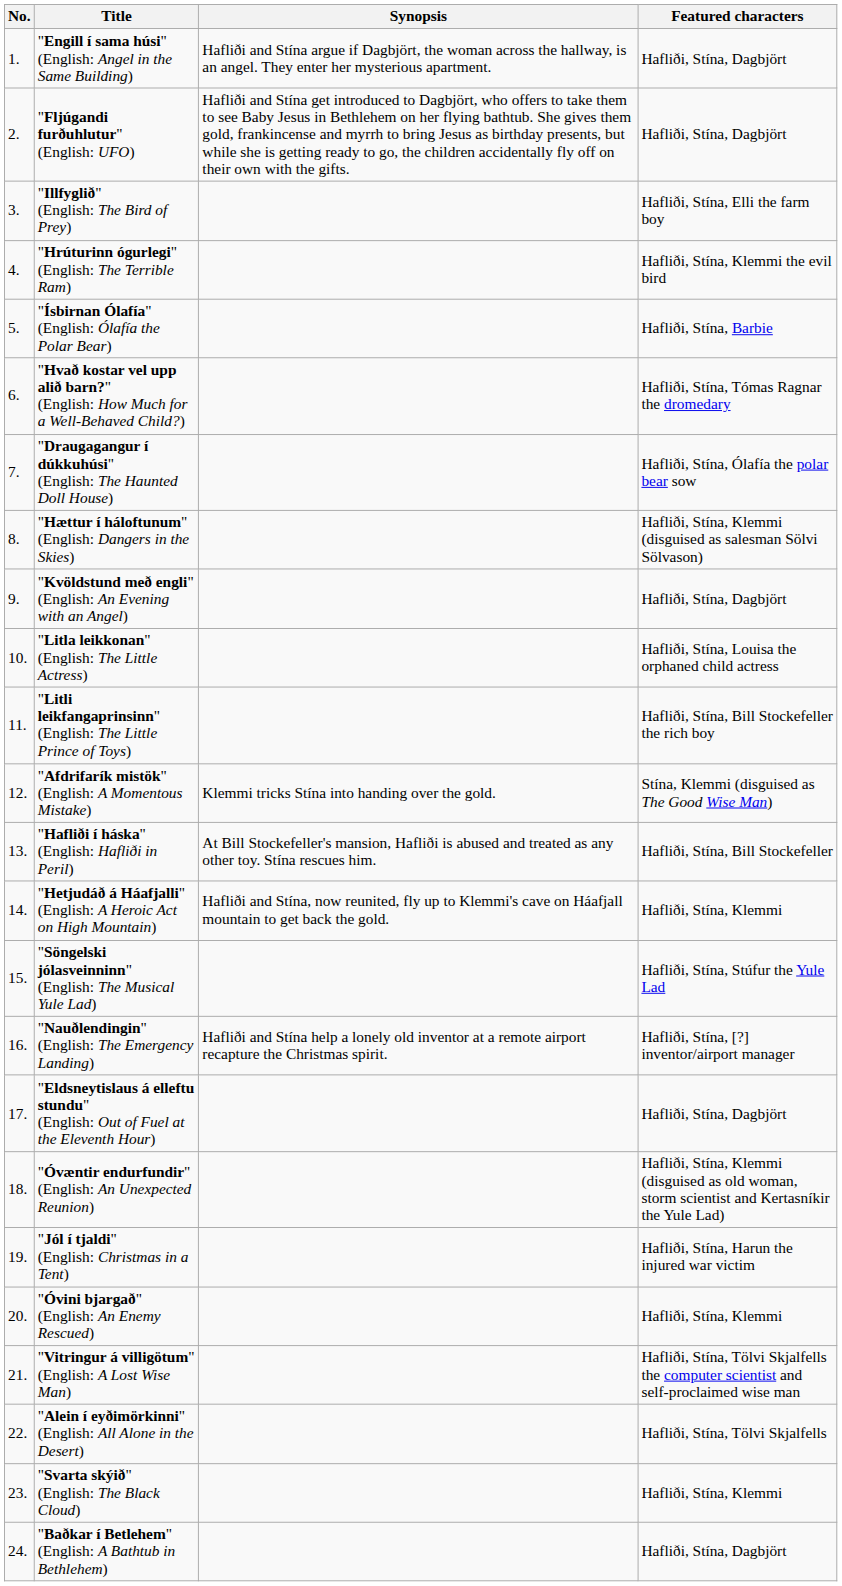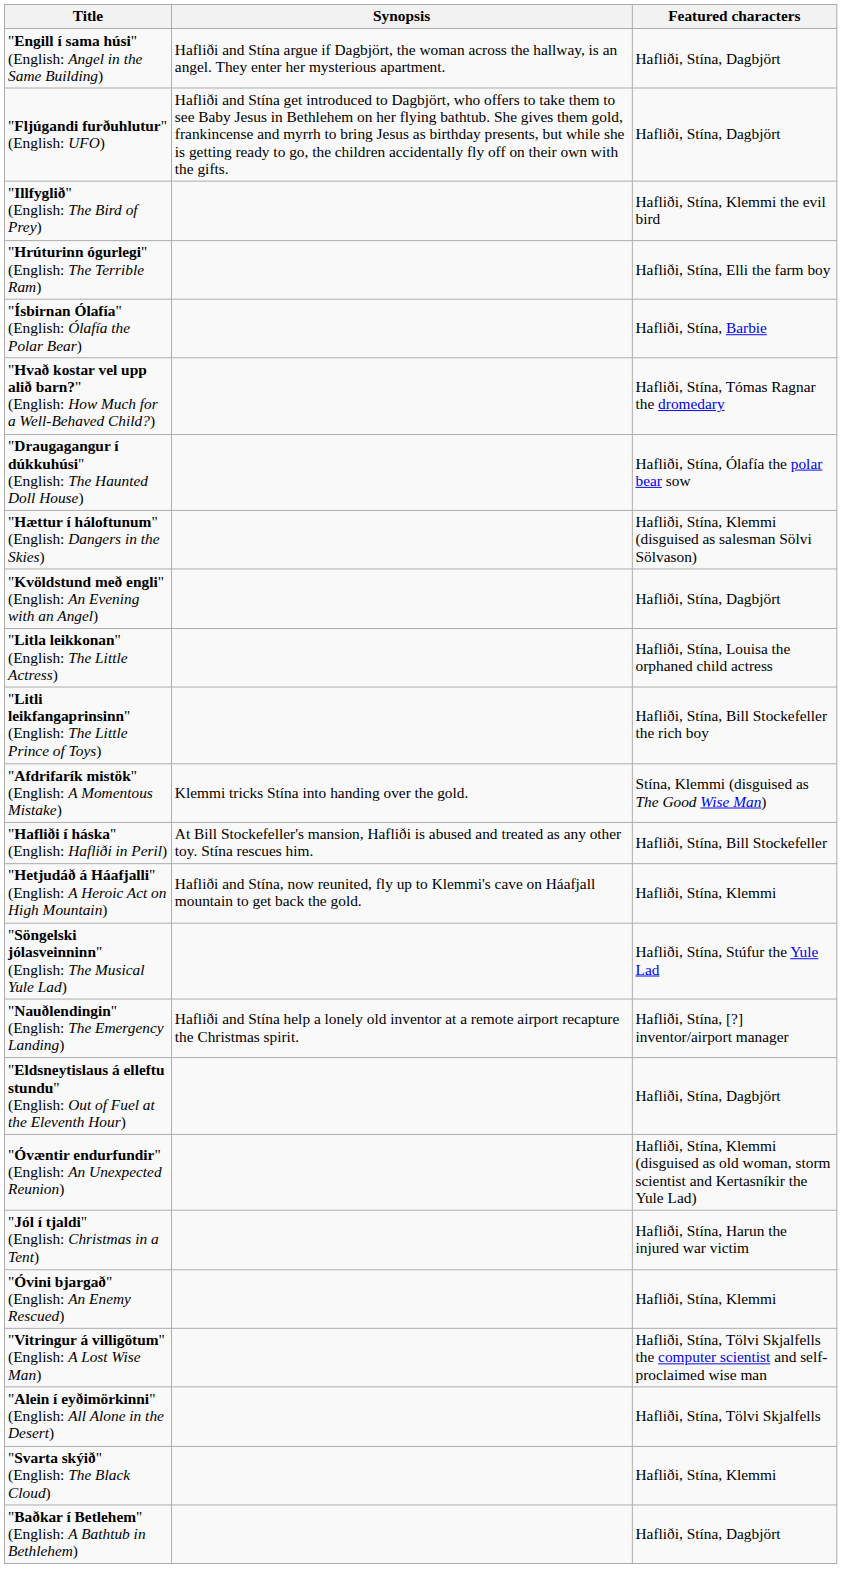- column: (19, 16)
(725, 210) Hafliði, Stína, Elli the farm boy -> (731, 210) Hafliði, Stína, Klemmi the evil bird
(737, 269) Hafliði, Stína, Klemmi the evil bird -> (733, 269) Hafliði, Stína, Elli the farm boy
